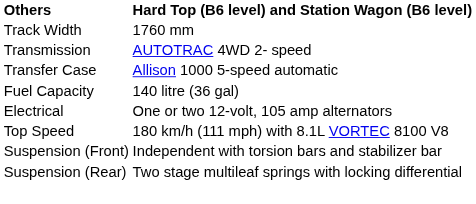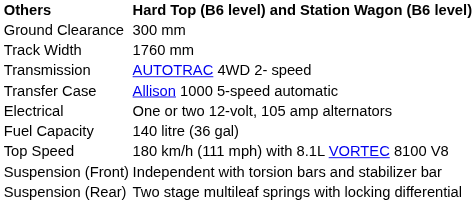+ row: (64, 30)
rows swapped: (49, 91) <-> (34, 111)
